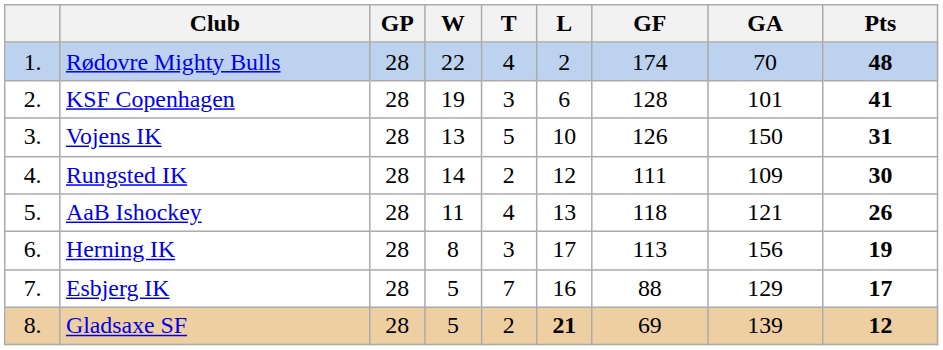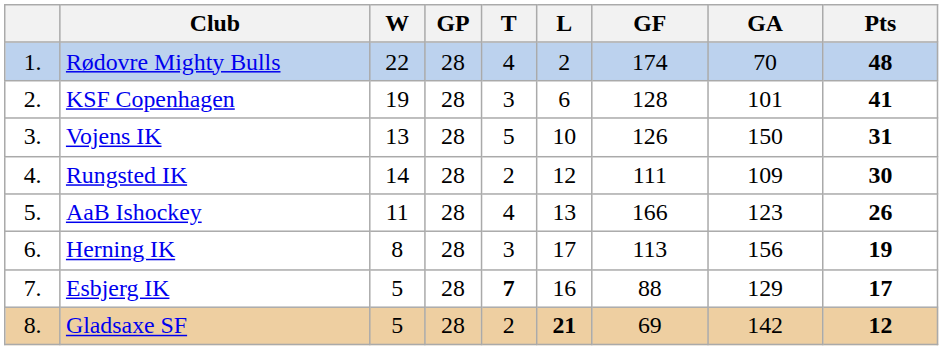columns swapped: (397, 23) <-> (453, 23)
(650, 212) 118 -> (650, 212) 166
(765, 212) 121 -> (765, 212) 123
(509, 288) normal -> (509, 288) bold
(765, 325) 139 -> (765, 325) 142
